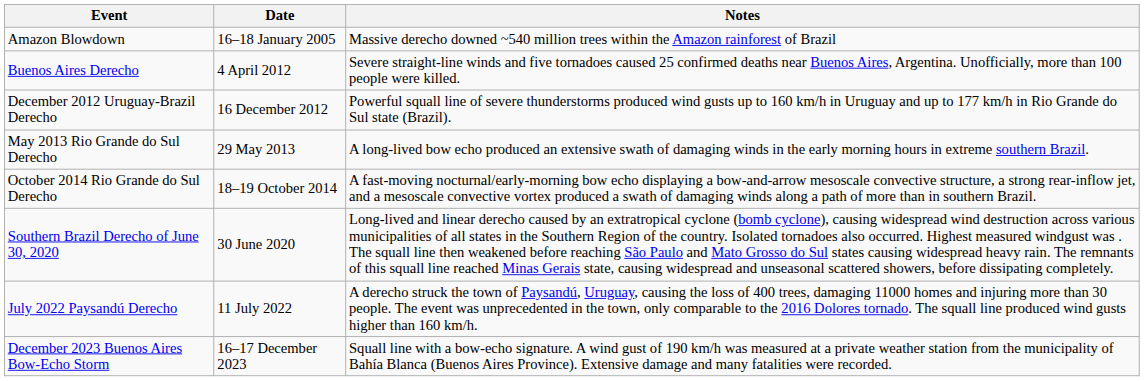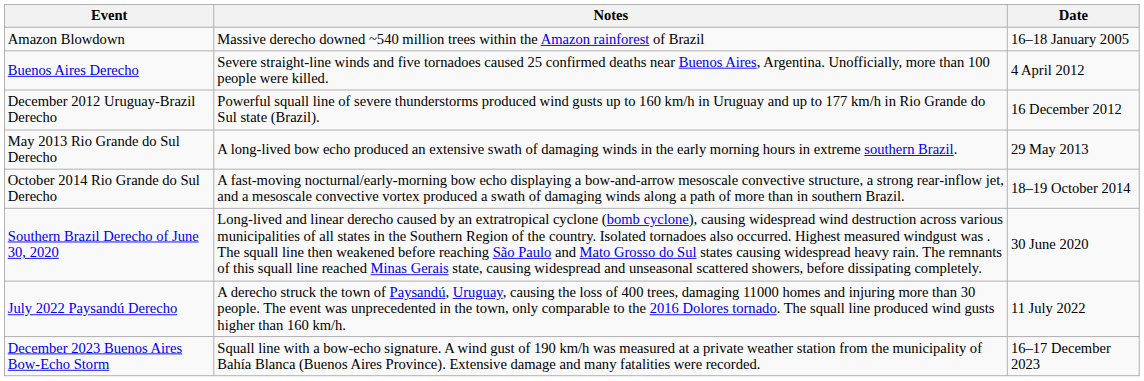columns swapped: (280, 16) <-> (742, 16)
